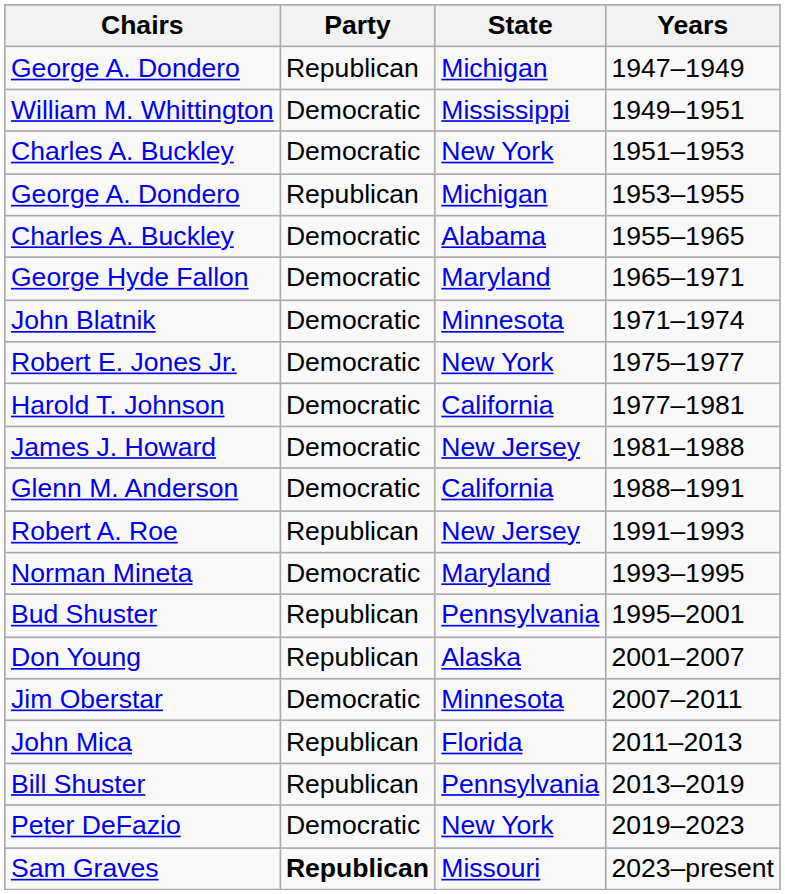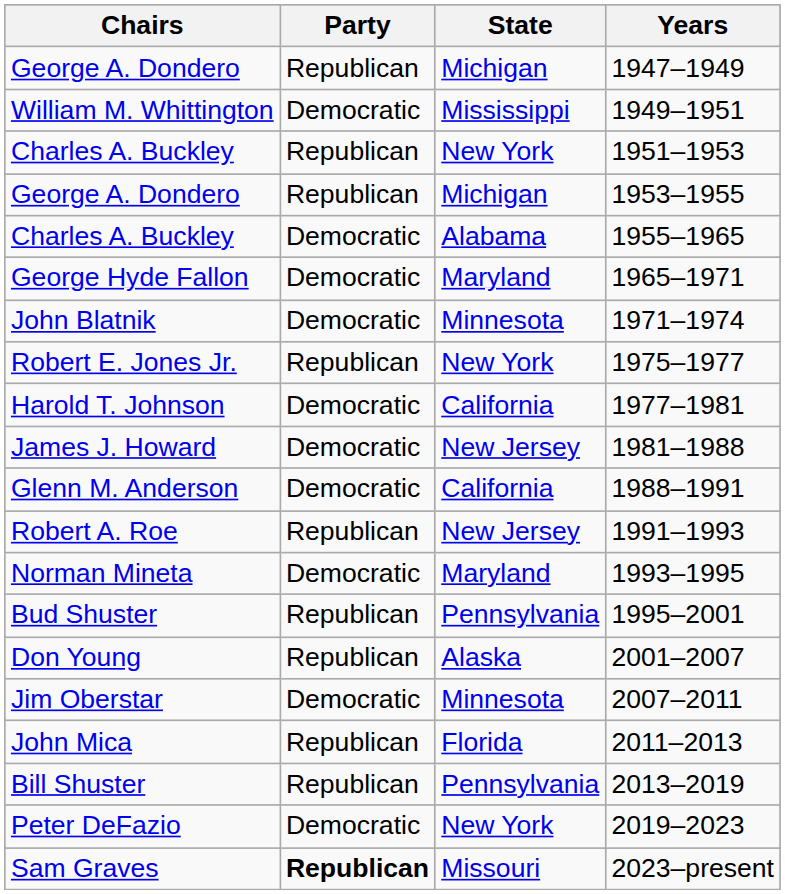(353, 151) Democratic -> (352, 151) Republican
(353, 362) Democratic -> (352, 362) Republican
